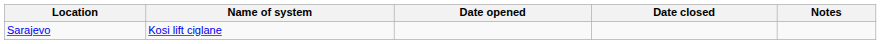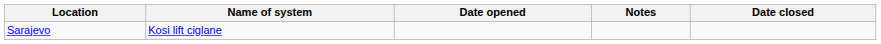columns swapped: (684, 13) <-> (826, 13)
